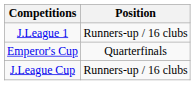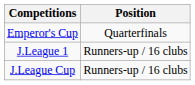rows swapped: (43, 32) <-> (43, 51)
